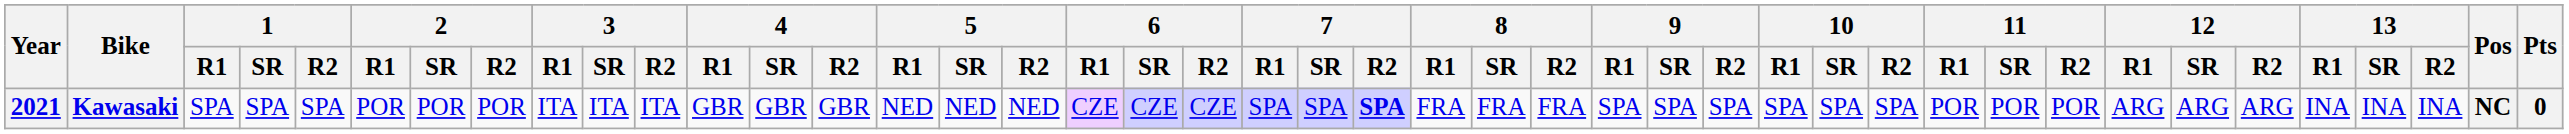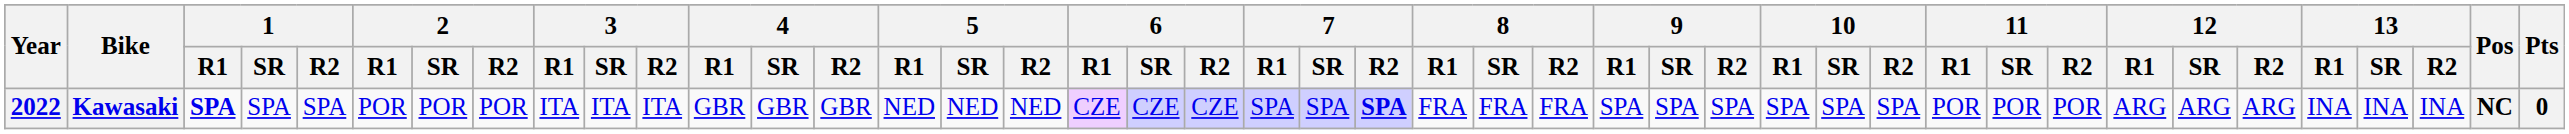(36, 108) 2021 -> (36, 108) 2022
(212, 108) normal -> (213, 108) bold
